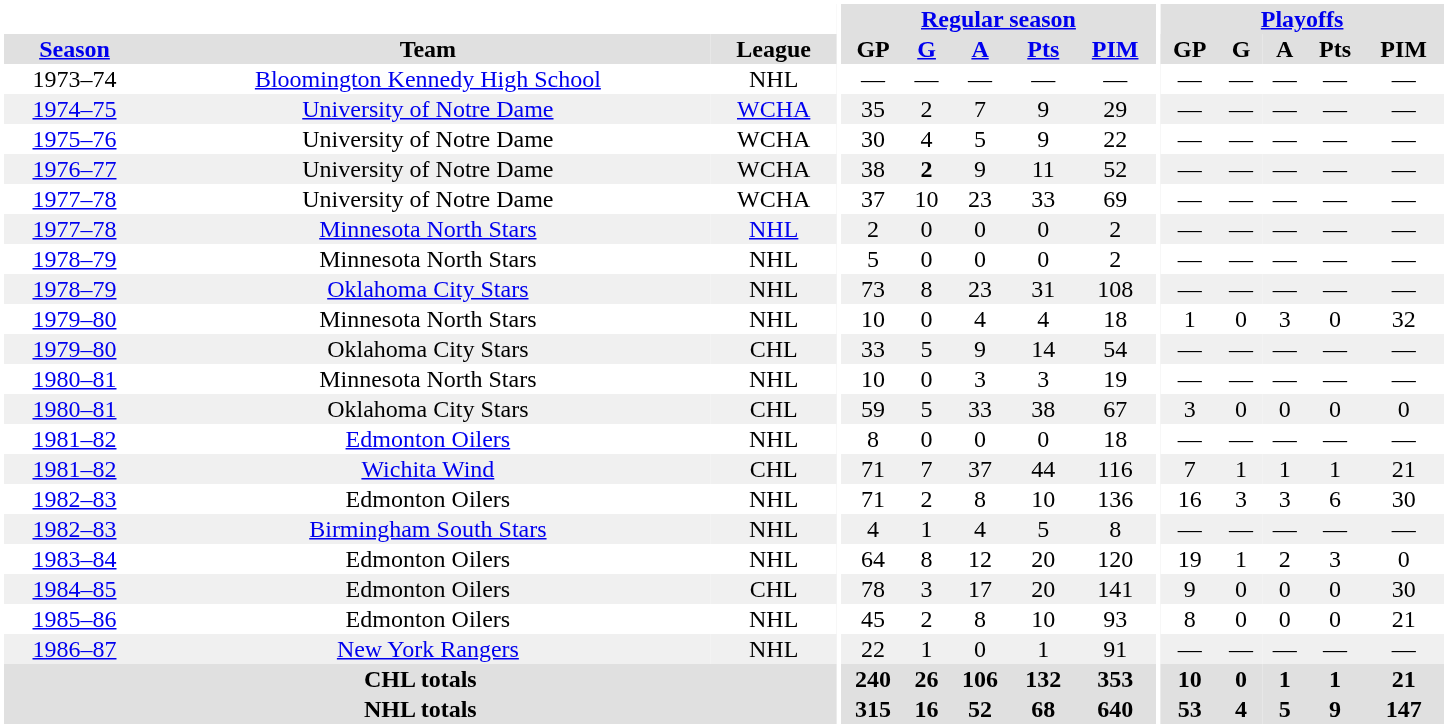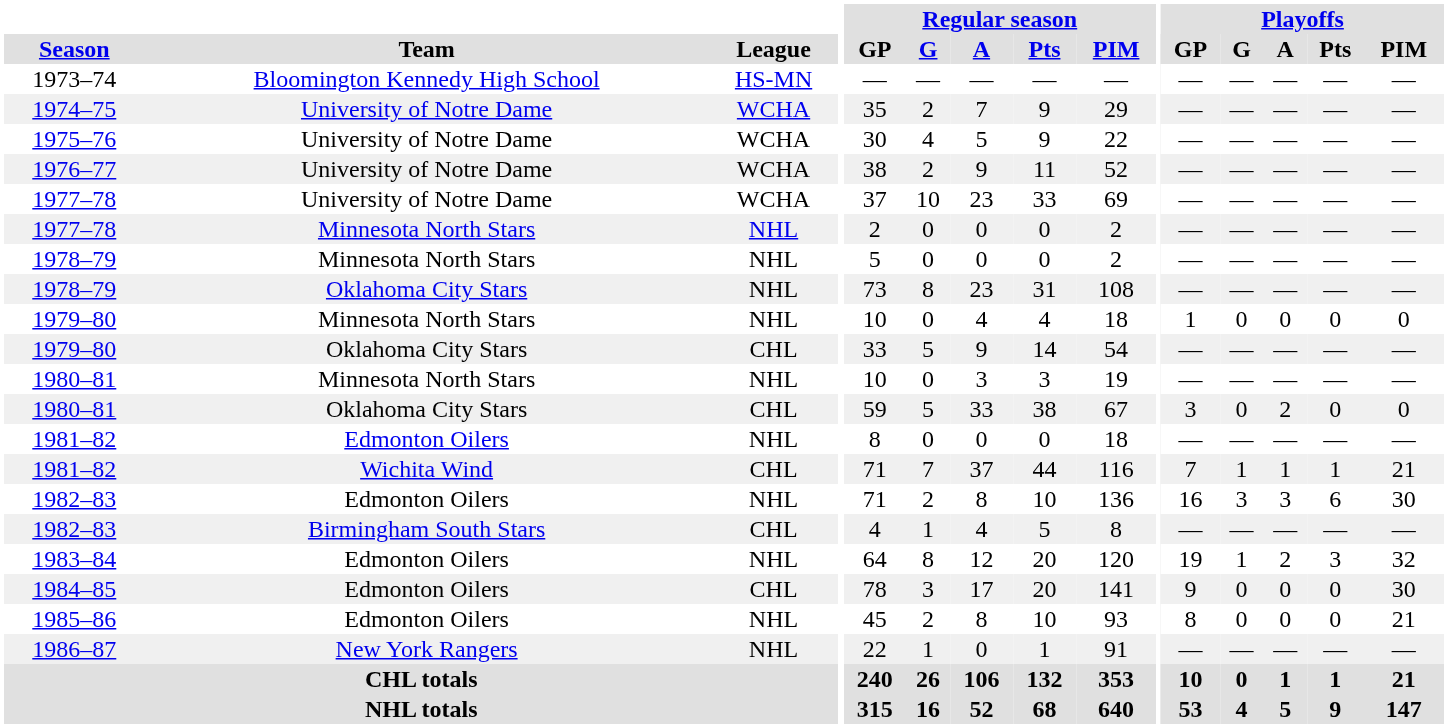(774, 78) NHL -> (774, 78) HS-MN
(927, 168) bold -> (928, 168) normal
(1285, 318) 3 -> (1285, 318) 0
(1404, 318) 32 -> (1404, 318) 0
(1285, 408) 0 -> (1285, 408) 2
(774, 528) NHL -> (774, 528) CHL
(1404, 558) 0 -> (1404, 558) 32
